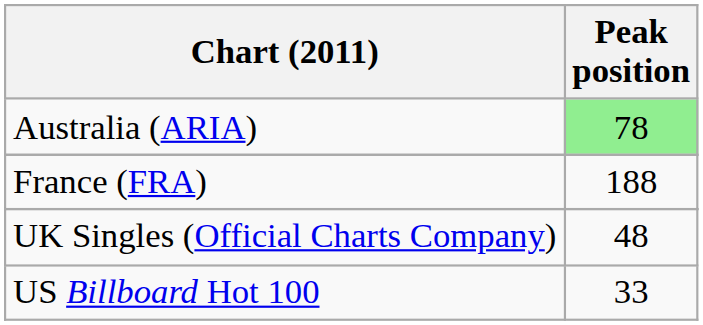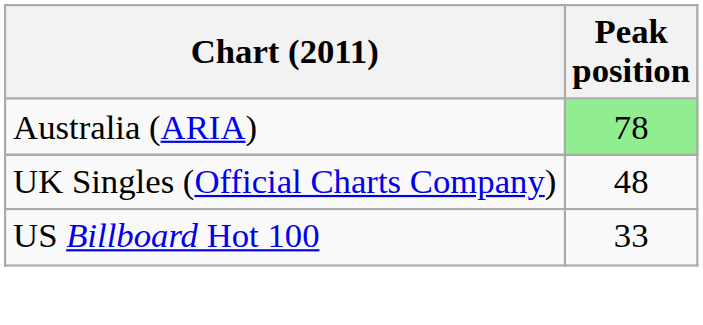- row: (110, 181)
